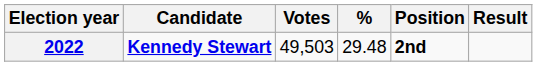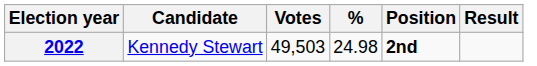(199, 46) bold -> (195, 46) normal
(364, 46) 29.48 -> (356, 46) 24.98
